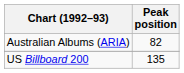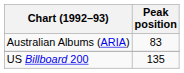(156, 42) 82 -> (156, 42) 83
